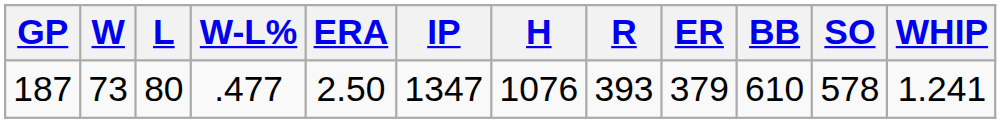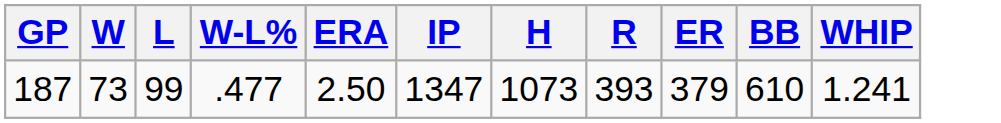- column: (850, 32)
(164, 88) 80 -> (164, 88) 99
(539, 88) 1076 -> (539, 88) 1073
